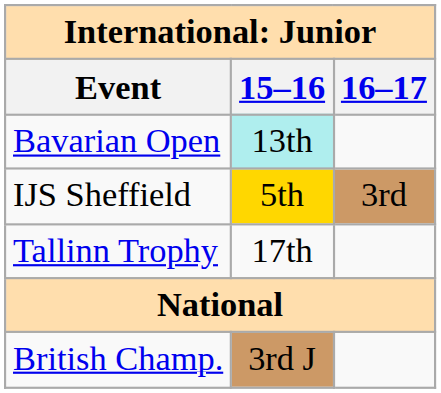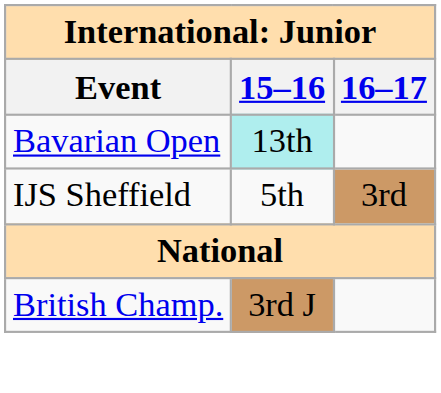(282, 195) gold background -> (282, 195) no background
- row: (115, 250)
